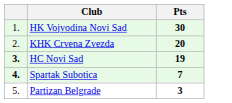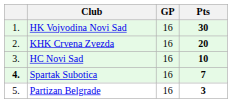+ column: (168, 12)
(16, 59) bold -> (16, 59) normal
(180, 59) 19 -> (203, 59) 10
